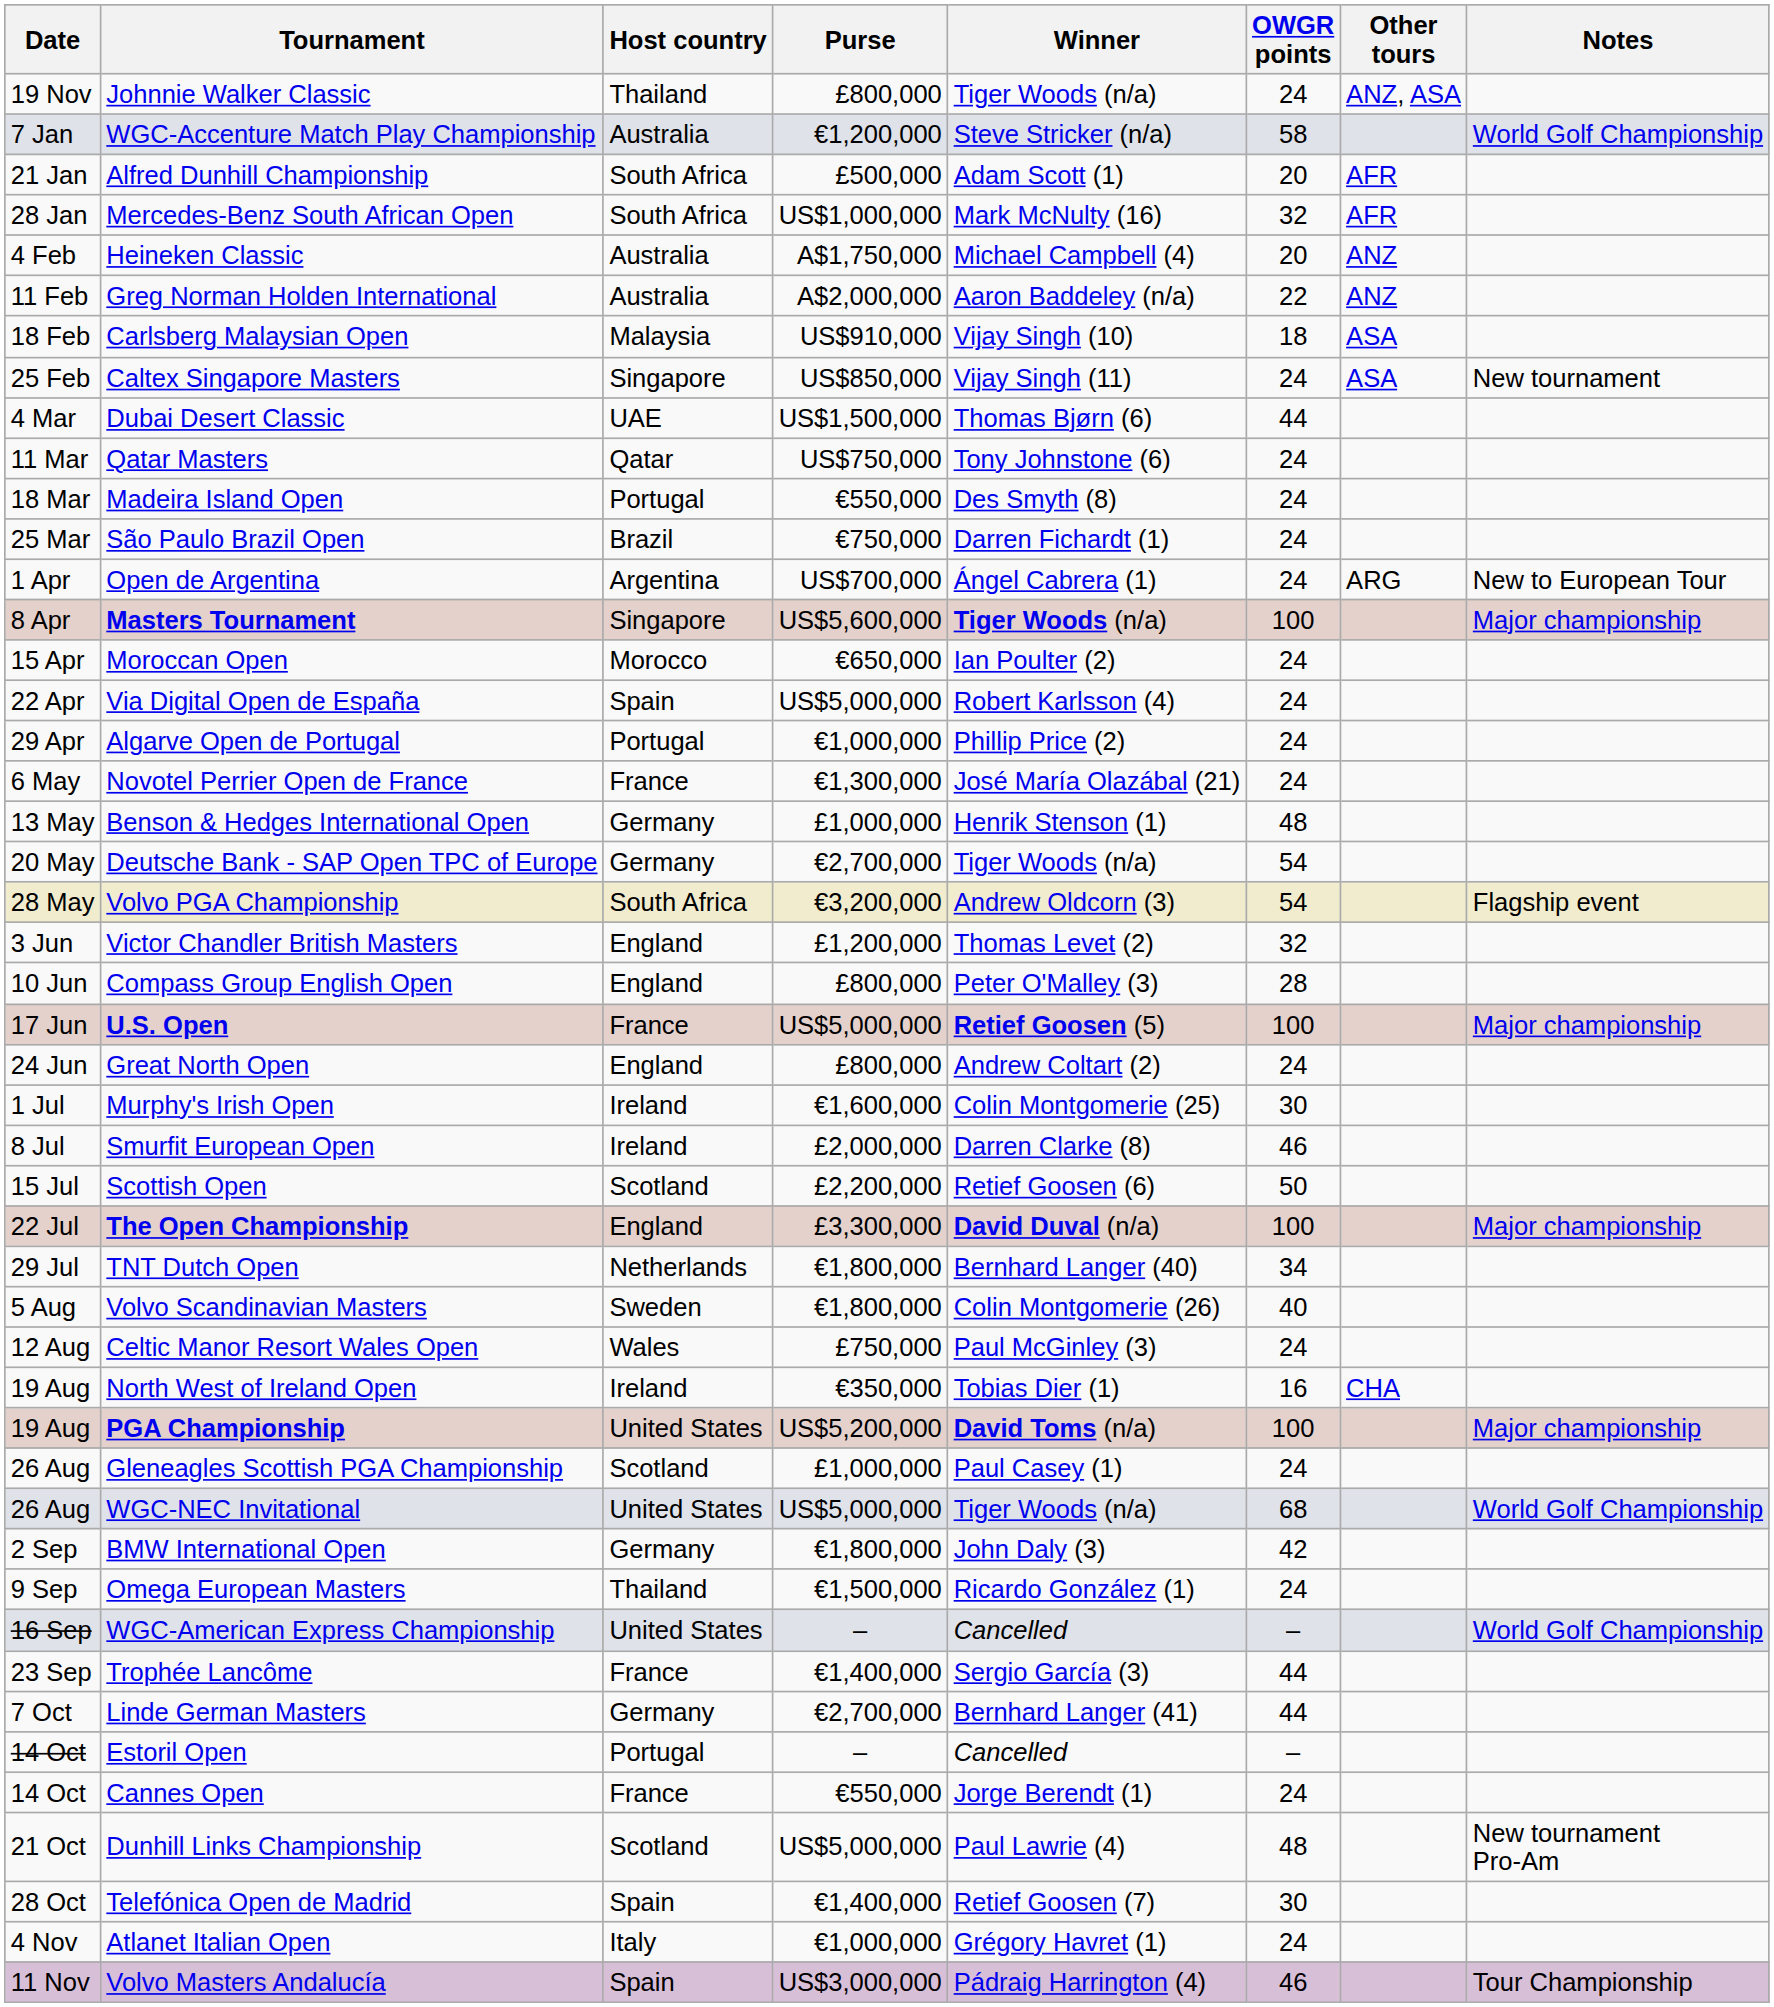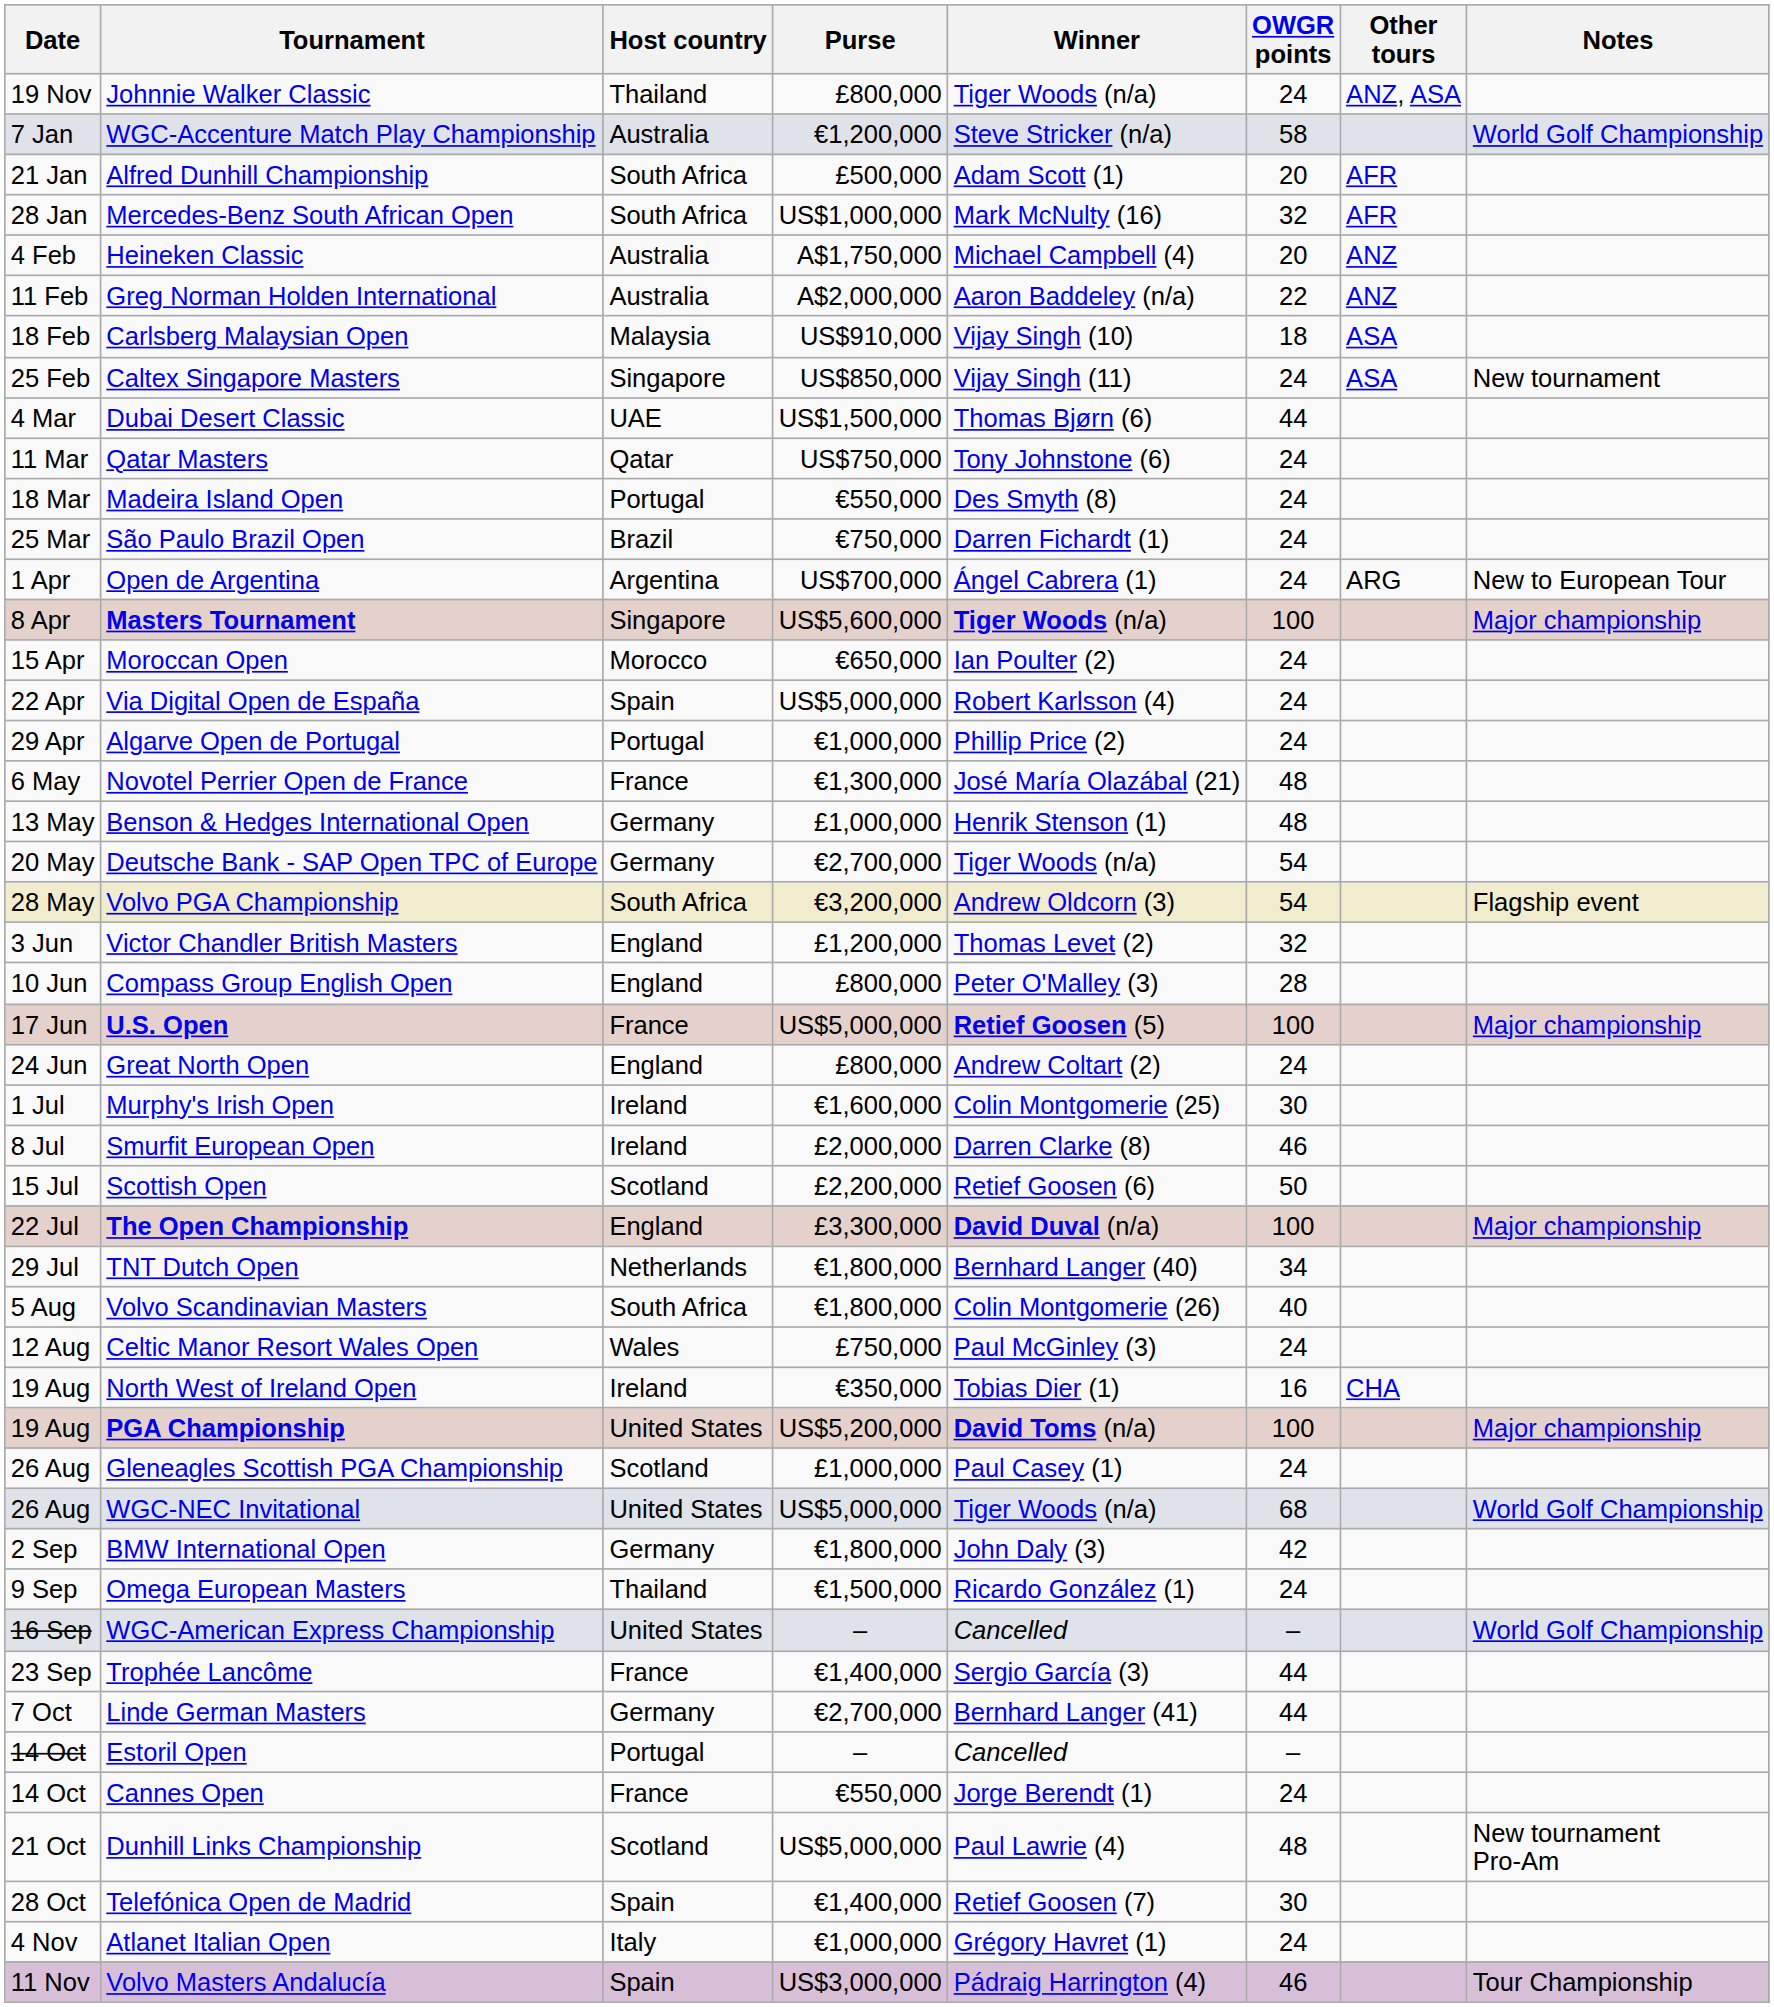(1293, 781) 24 -> (1293, 781) 48
(656, 1307) Sweden -> (678, 1307) South Africa
